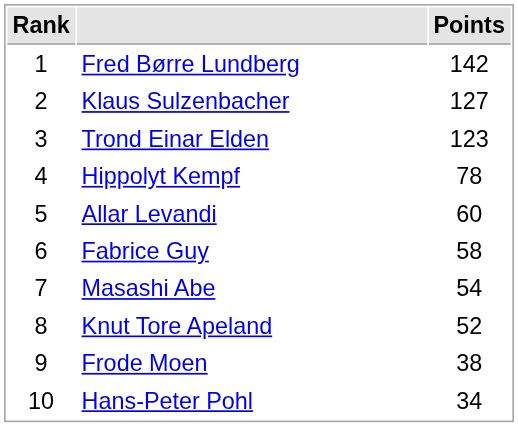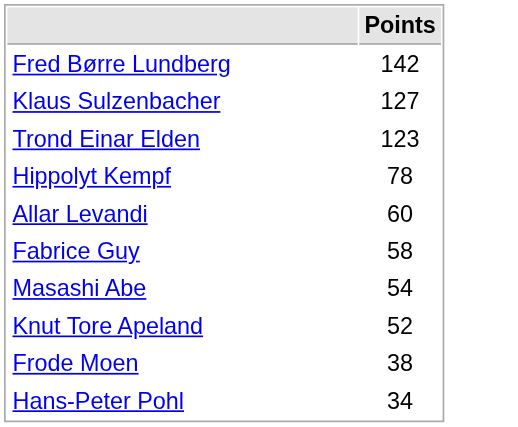- column: (41, 25)
